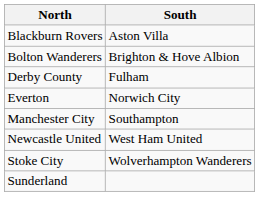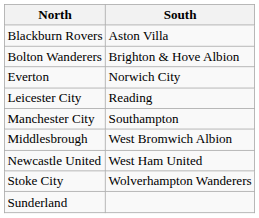- row: (45, 77)
+ row: (44, 98)
+ row: (48, 139)
